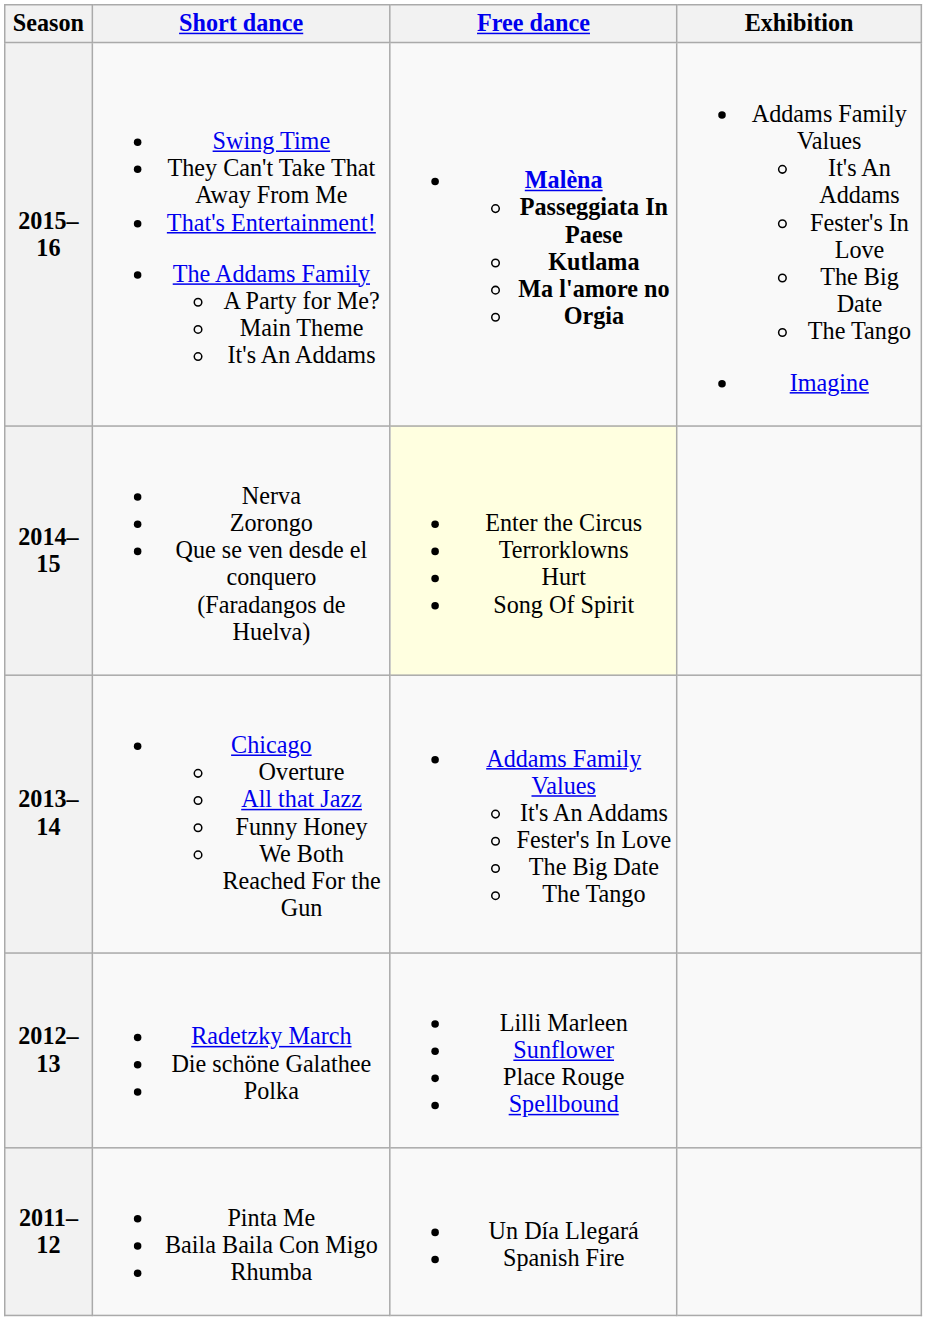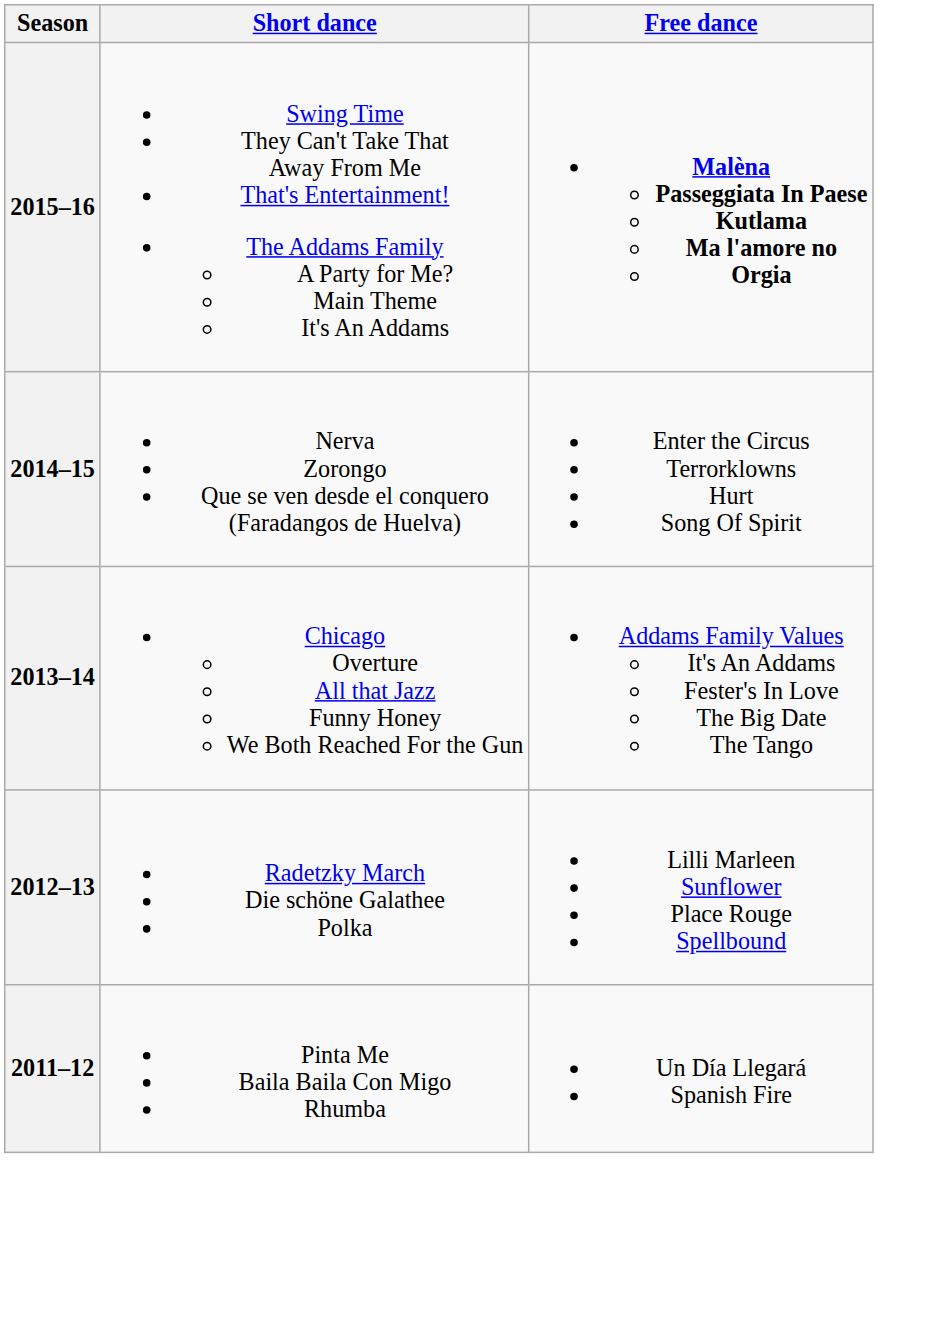- column: (799, 23)
(534, 564) lightyellow background -> (701, 483) no background
